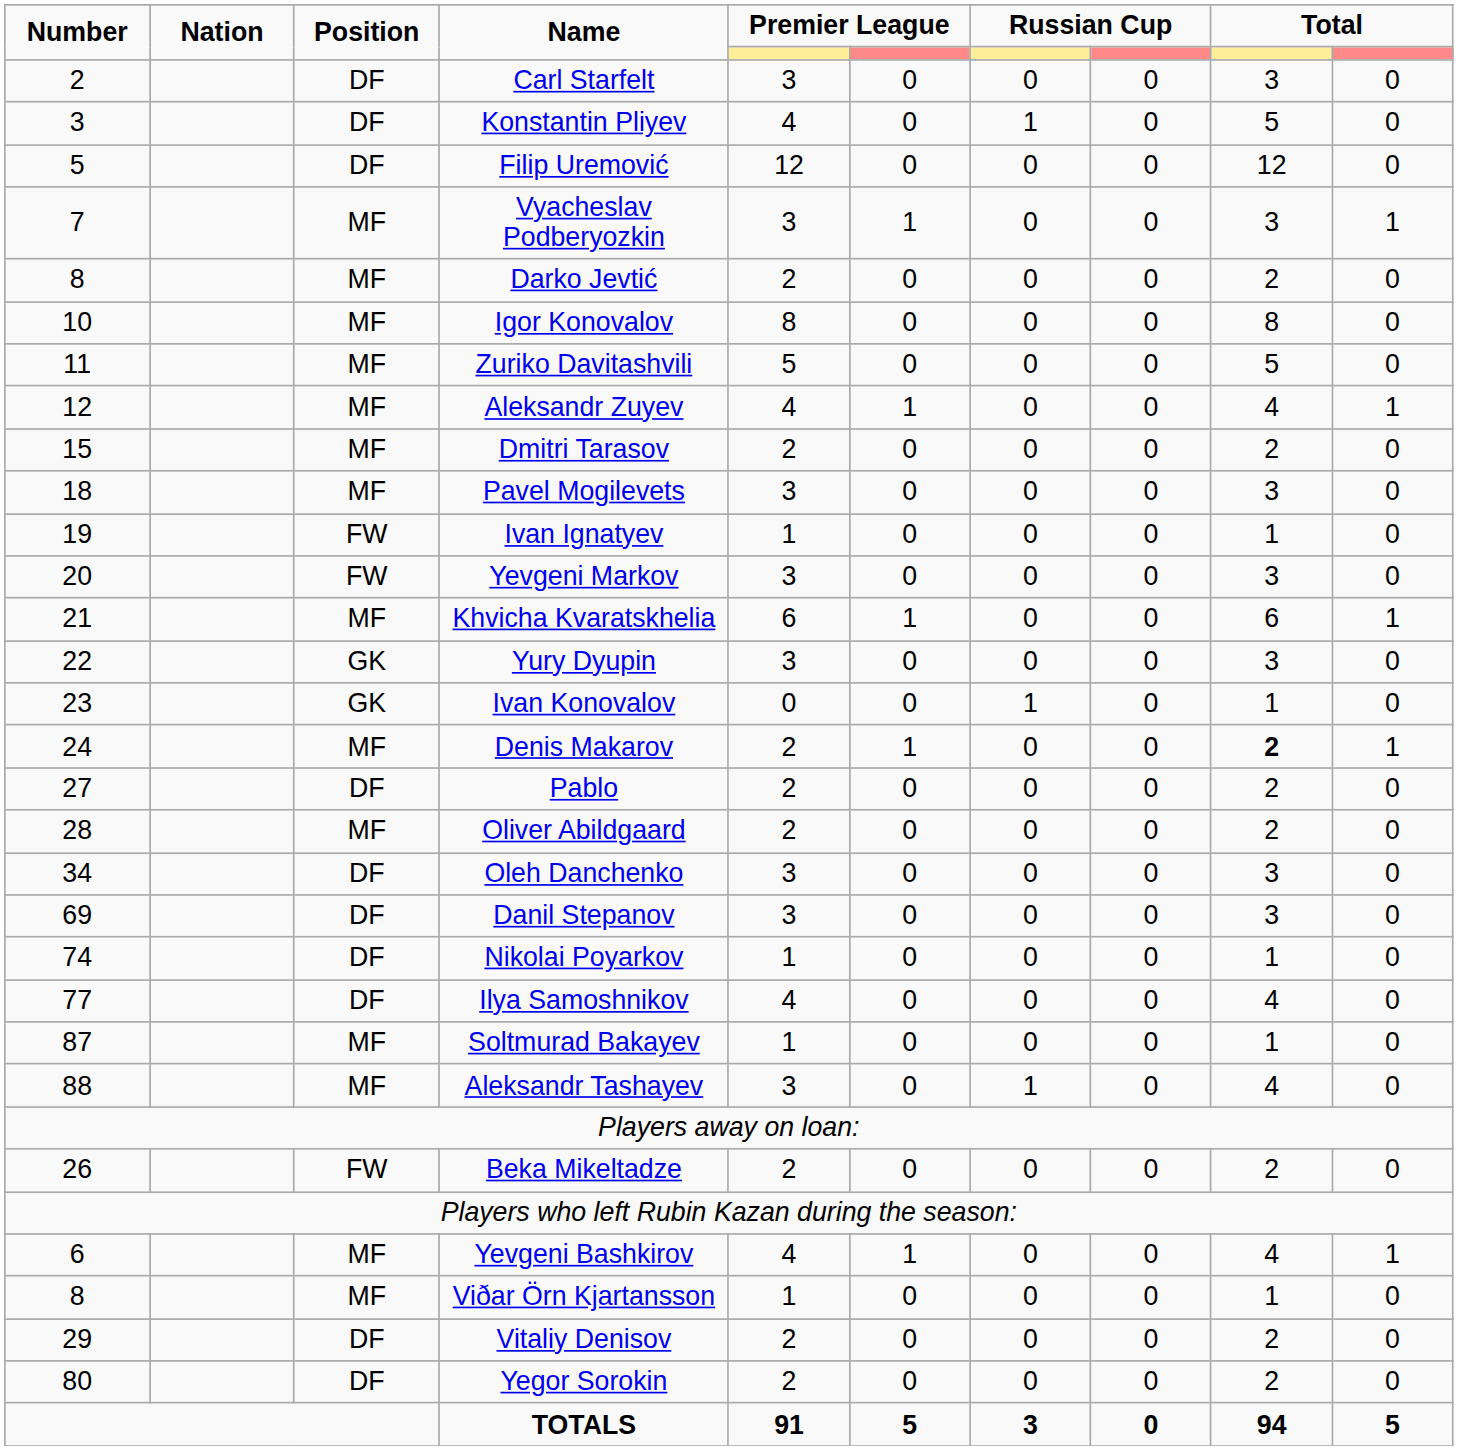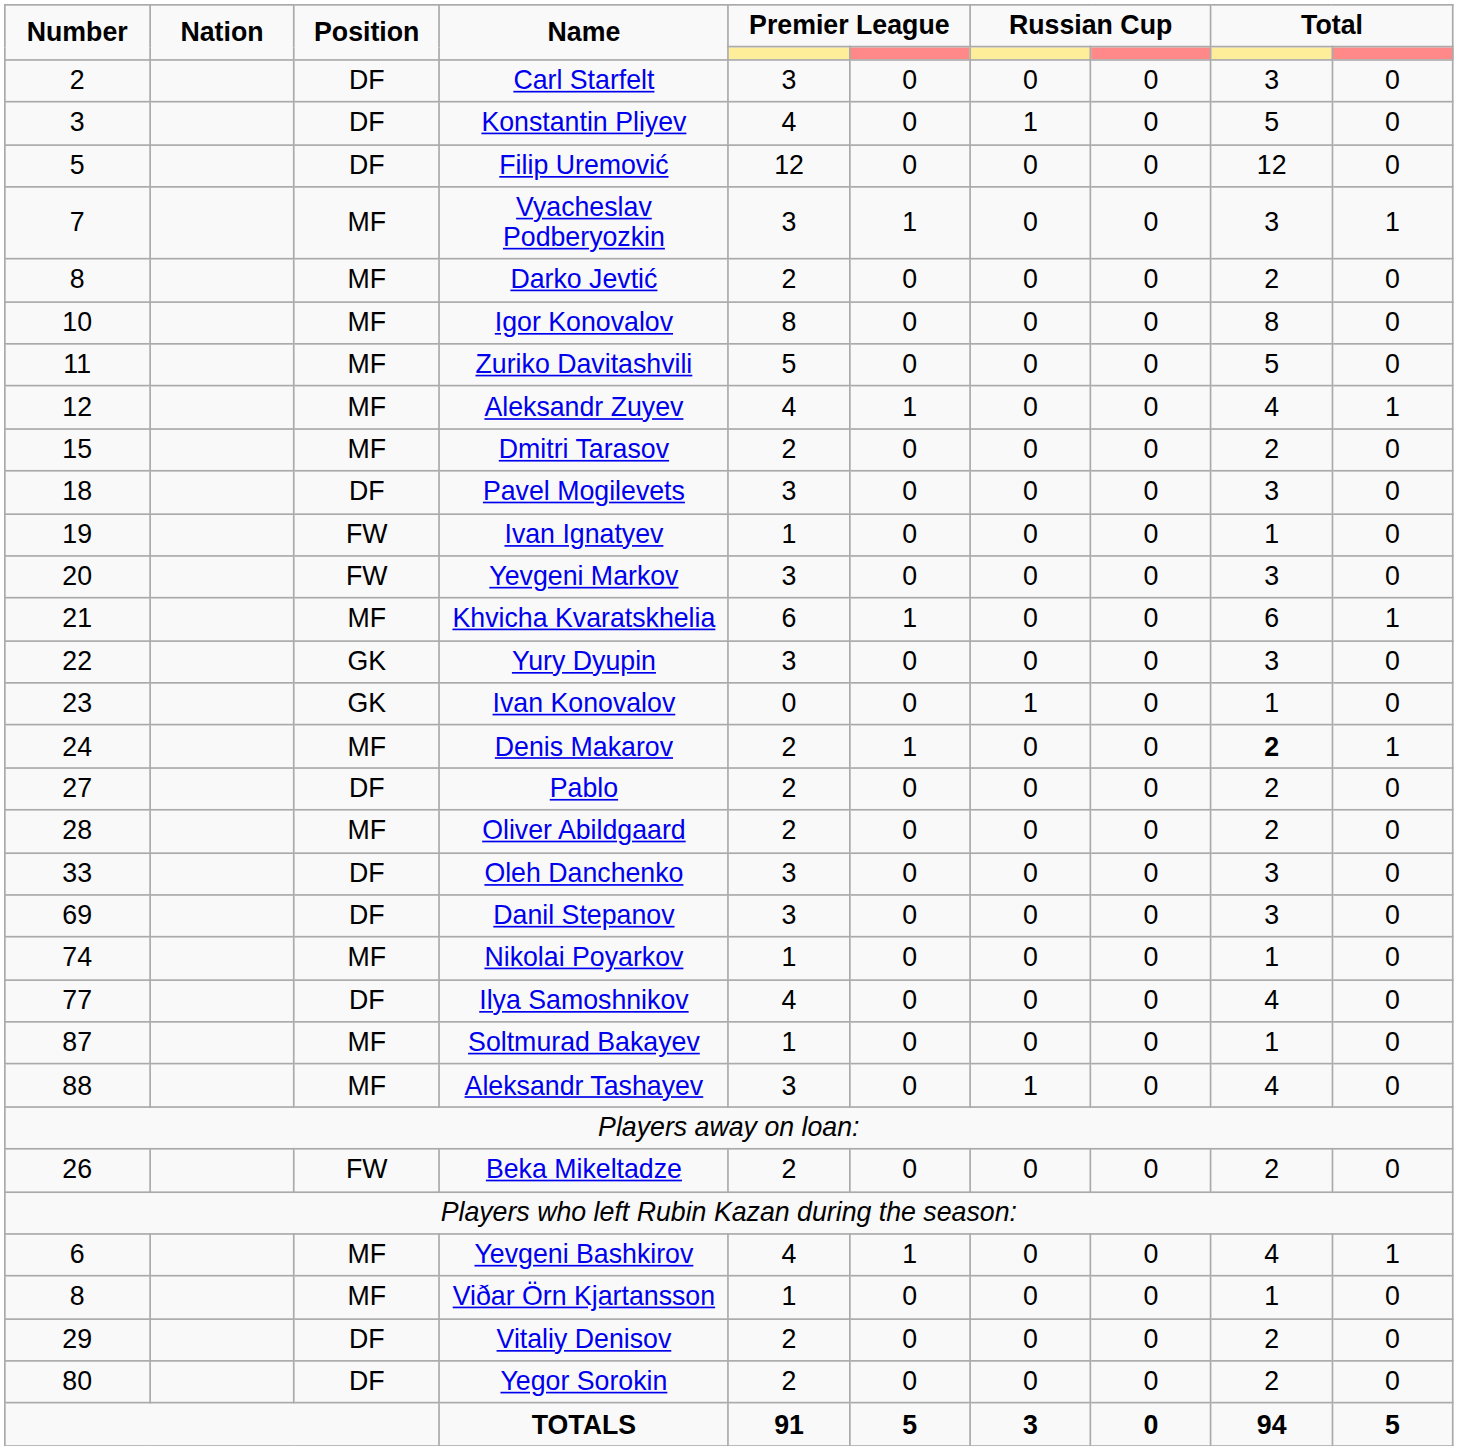(367, 491) MF -> (367, 491) DF
(77, 873) 34 -> (77, 873) 33
(367, 957) DF -> (367, 957) MF
